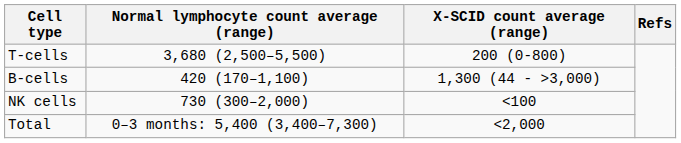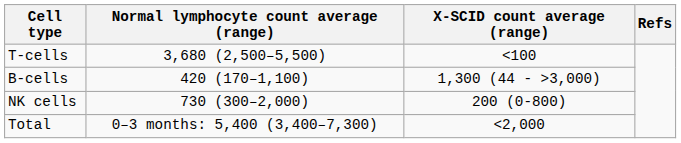(519, 56) 200 (0-800) -> (519, 56) <100
(519, 103) <100 -> (519, 103) 200 (0-800)
